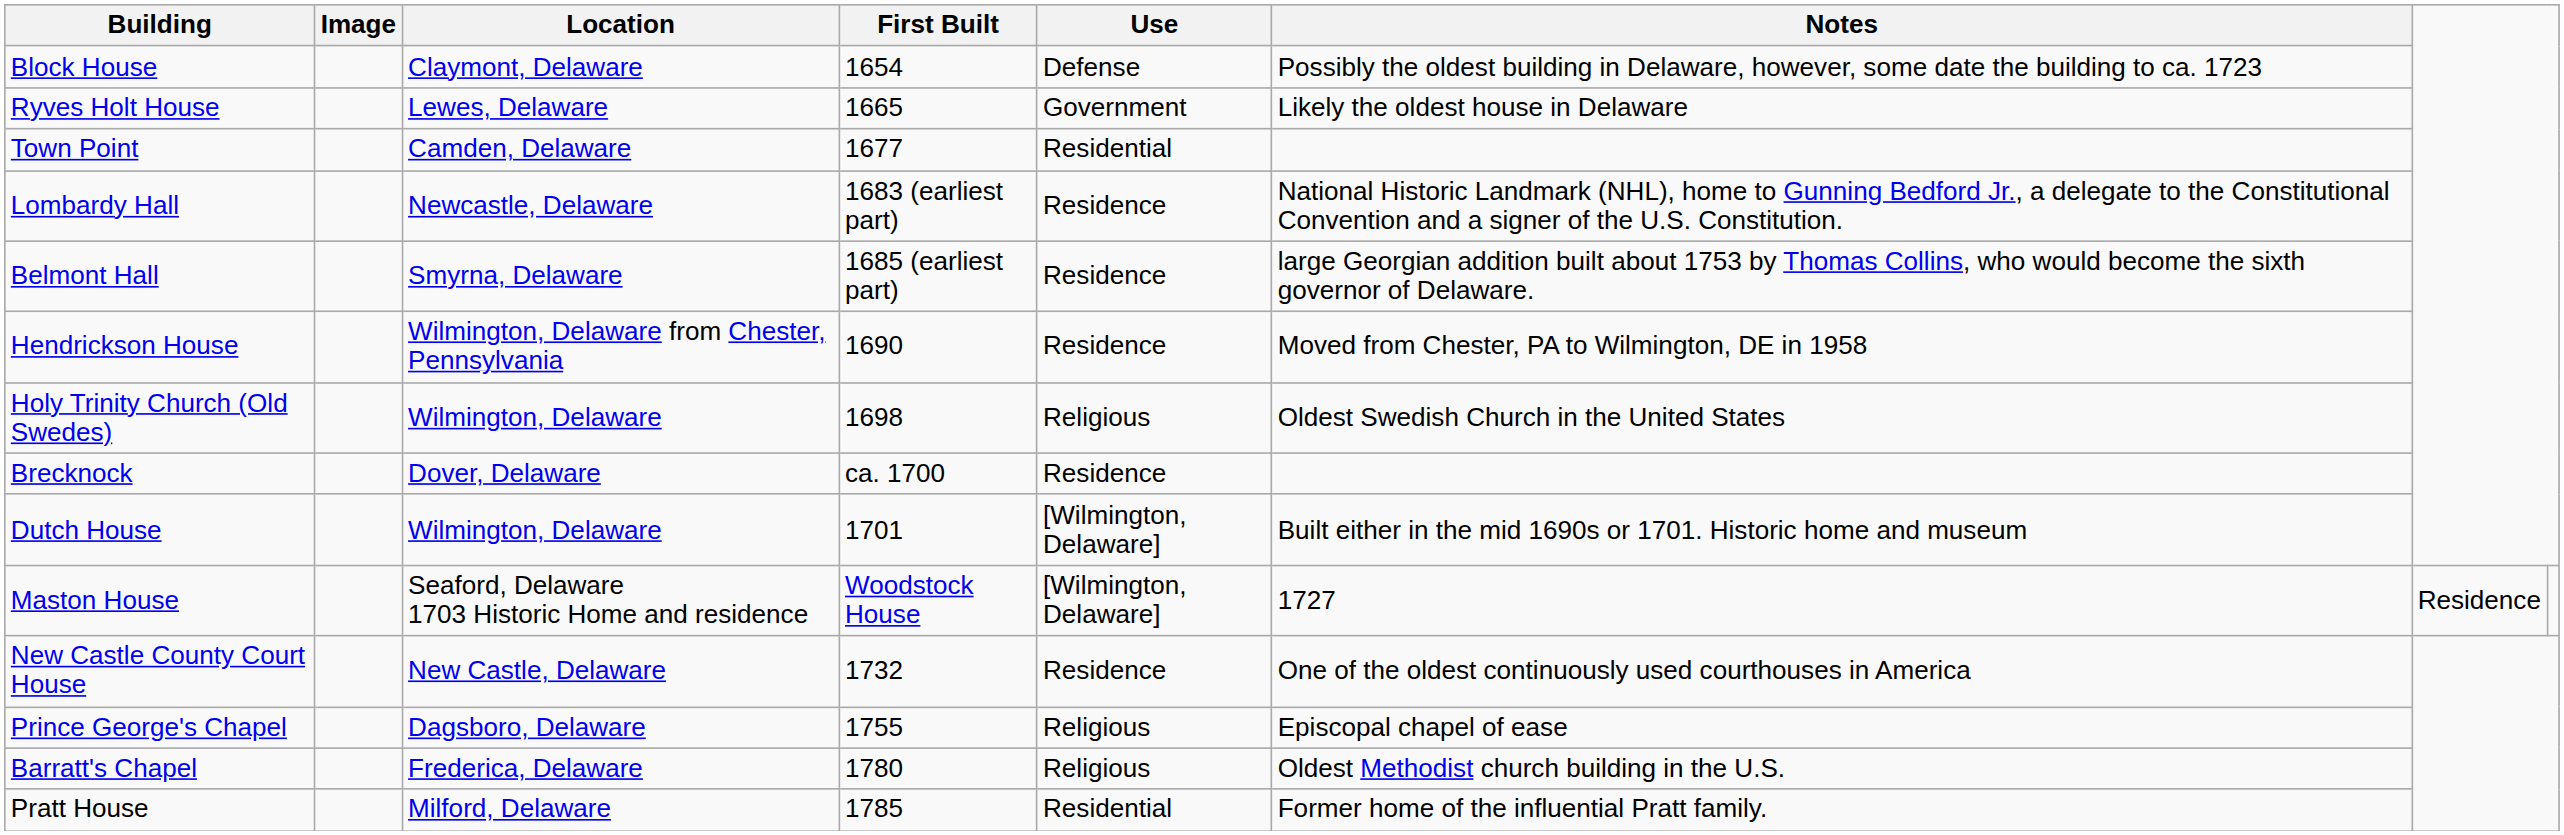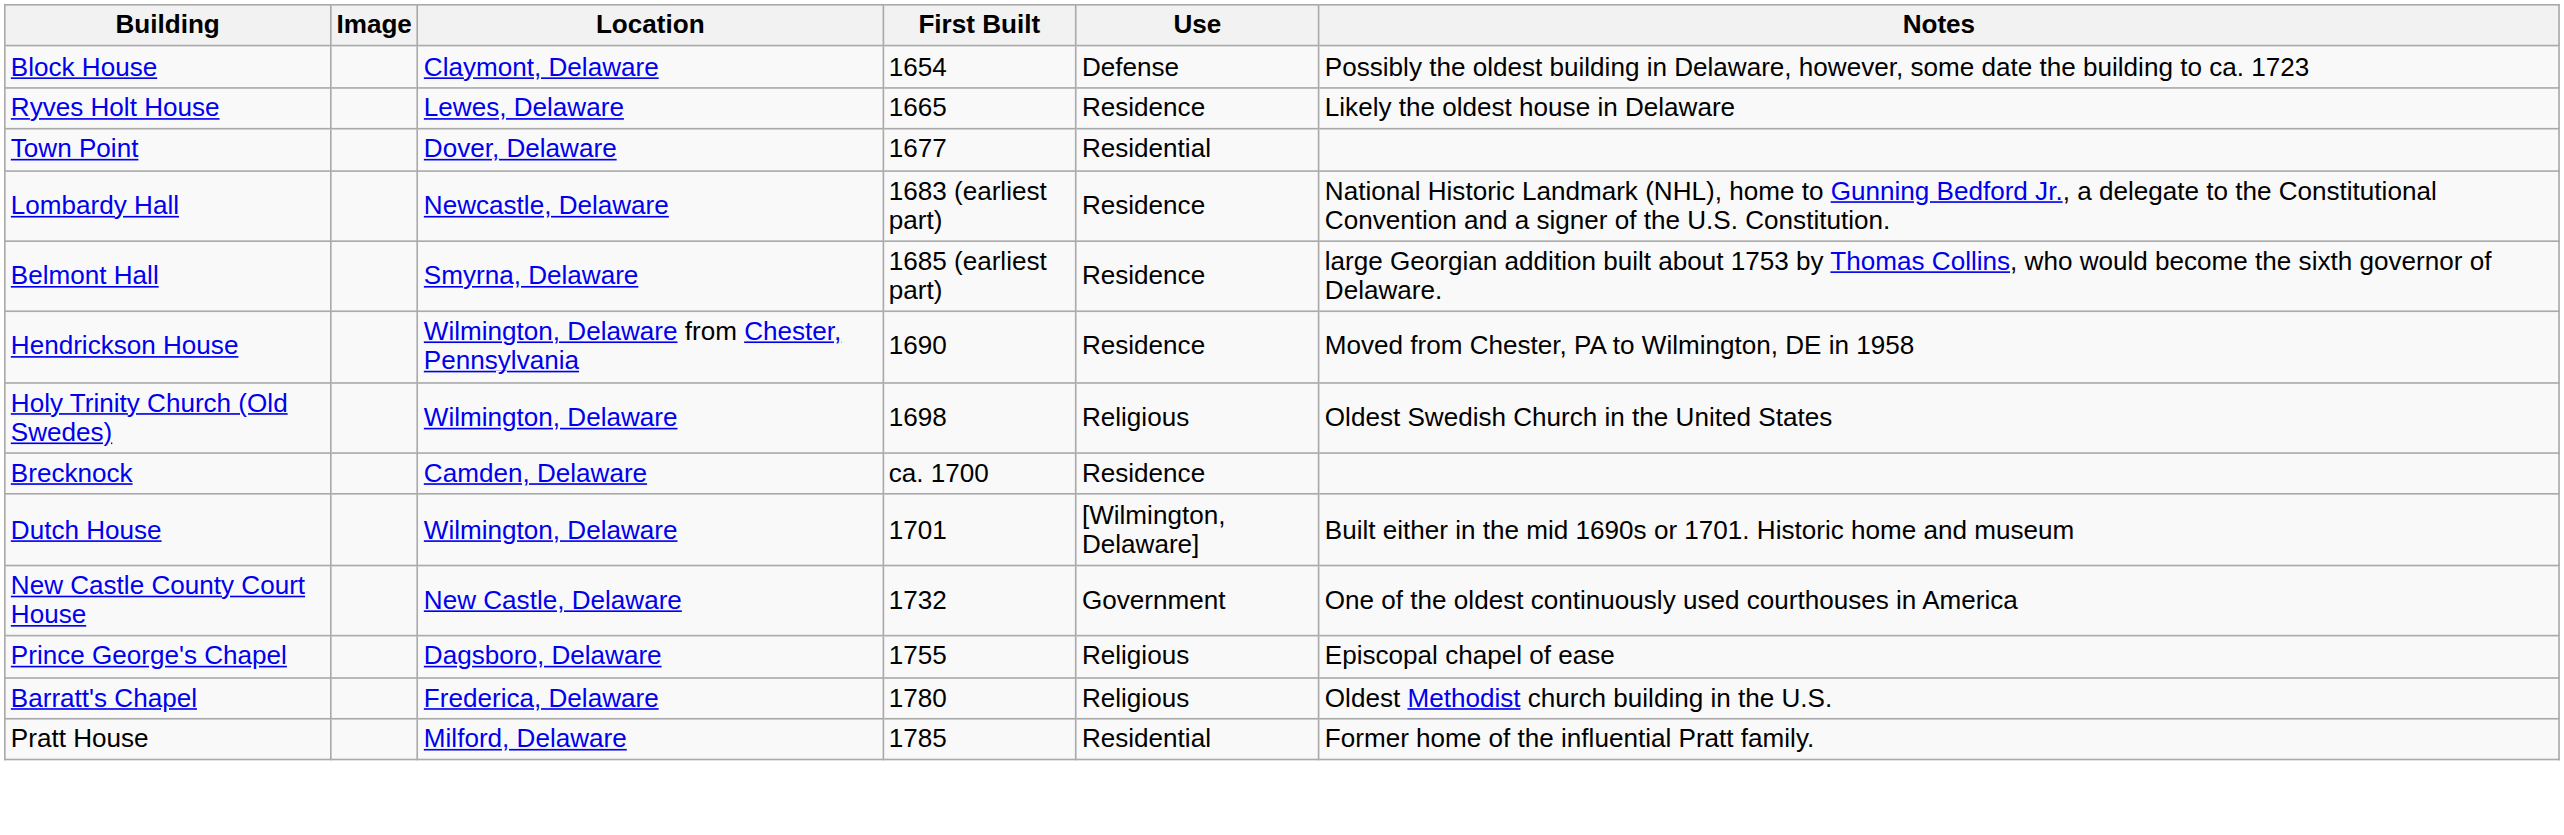(1115, 107) Government -> (1144, 107) Residence
(520, 149) Camden, Delaware -> (520, 149) Dover, Delaware
(504, 473) Dover, Delaware -> (535, 473) Camden, Delaware
- row: (95, 600)
(1105, 670) Residence -> (1154, 600) Government
